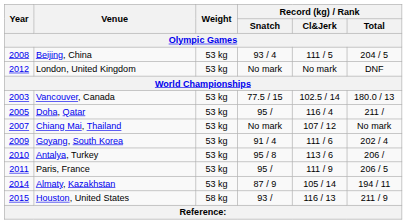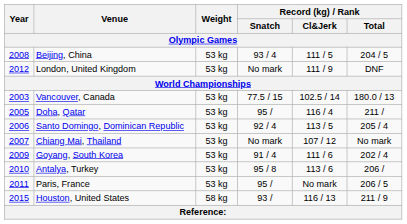(320, 69) No mark -> (320, 69) 111 / 9
+ row: (110, 127)
(320, 170) 111 / 9 -> (320, 184) No mark
- row: (76, 184)
